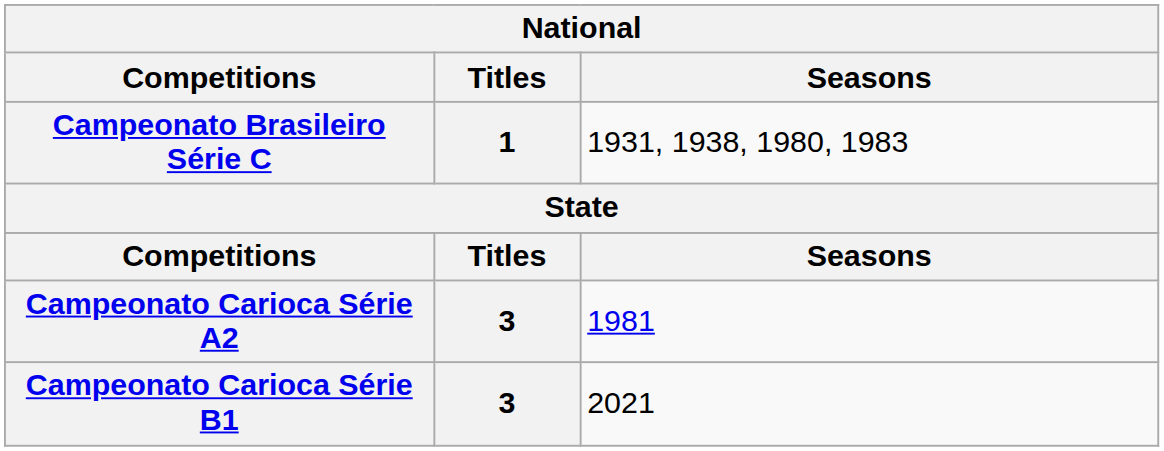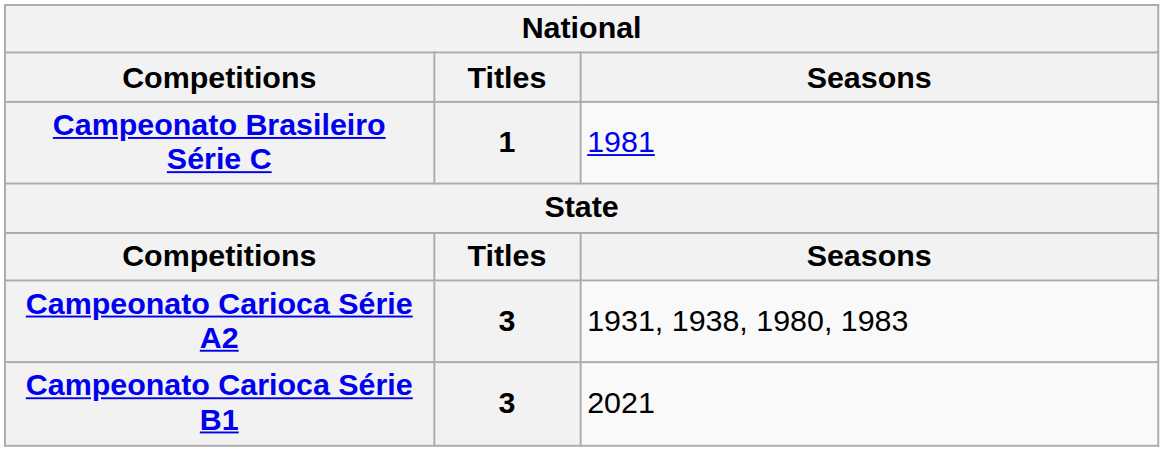(748, 142) 1931, 1938, 1980, 1983 -> (621, 142) 1981
(621, 320) 1981 -> (748, 320) 1931, 1938, 1980, 1983
